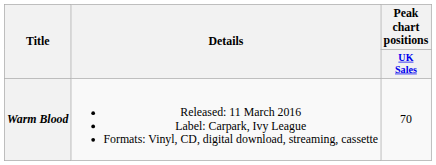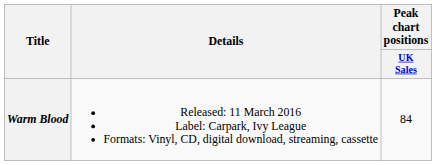(406, 119) 70 -> (406, 119) 84
